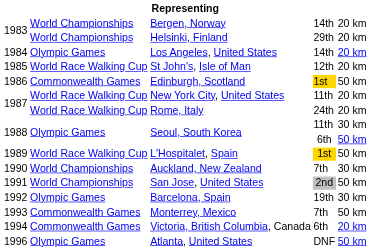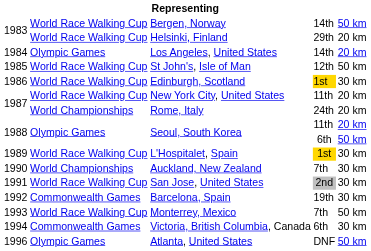(82, 23) World Championships -> (89, 23) World Race Walking Cup
(352, 23) 20 km -> (352, 23) 50 km
(82, 38) World Championships -> (89, 38) World Race Walking Cup
(352, 67) 20 km -> (352, 67) 50 km
(85, 81) Commonwealth Games -> (89, 81) World Race Walking Cup
(352, 81) 50 km -> (352, 81) 30 km
(89, 110) World Race Walking Cup -> (82, 110) World Championships
(352, 125) 30 km -> (352, 125) 20 km
(352, 154) 50 km -> (352, 154) 30 km
(82, 183) World Championships -> (89, 183) World Race Walking Cup
(352, 183) 50 km -> (352, 183) 30 km
(68, 197) Olympic Games -> (85, 197) Commonwealth Games
(85, 212) Commonwealth Games -> (89, 212) World Race Walking Cup
(352, 226) 20 km -> (352, 226) 30 km
